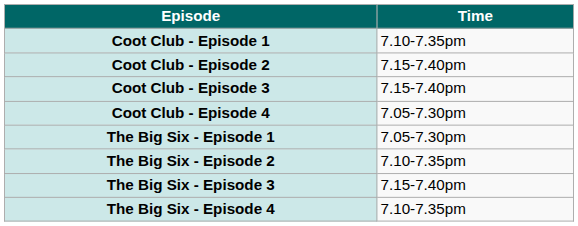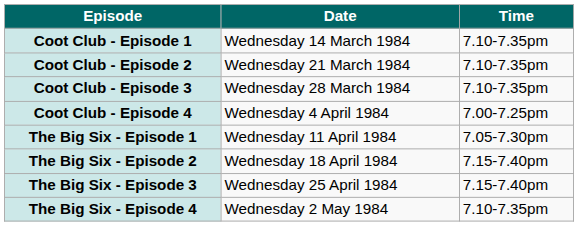+ column: (340, 16)
(423, 64) 7.15-7.40pm -> (505, 64) 7.10-7.35pm
(423, 88) 7.15-7.40pm -> (505, 88) 7.10-7.35pm
(423, 112) 7.05-7.30pm -> (505, 112) 7.00-7.25pm
(423, 161) 7.10-7.35pm -> (505, 161) 7.15-7.40pm
